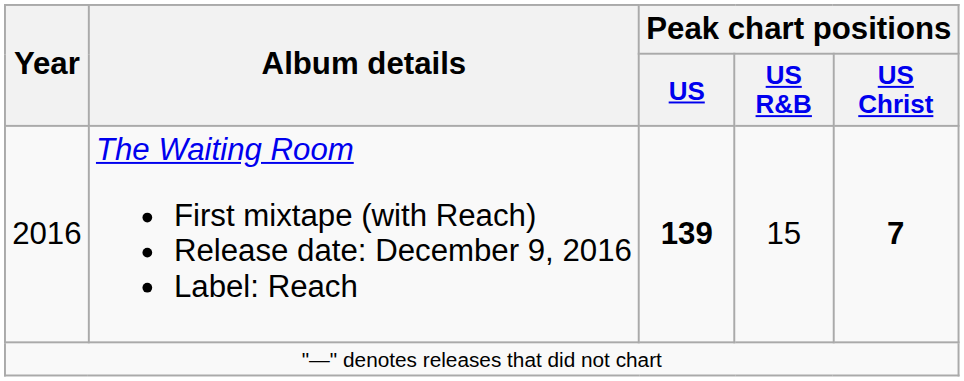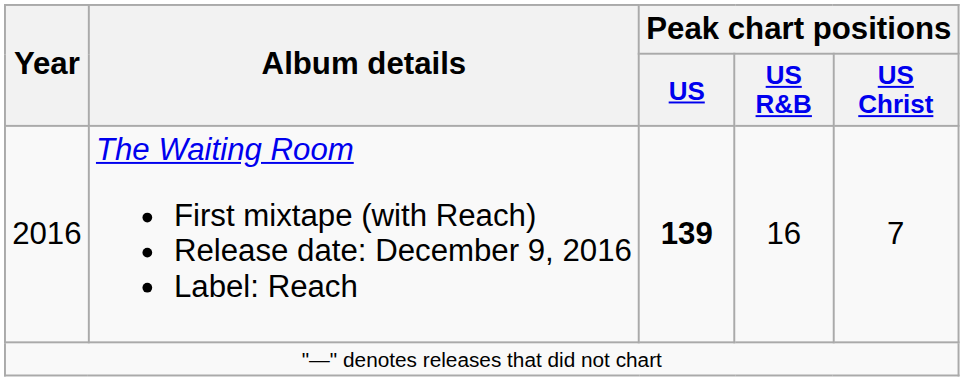(784, 233) 15 -> (784, 233) 16
(896, 233) bold -> (896, 233) normal
